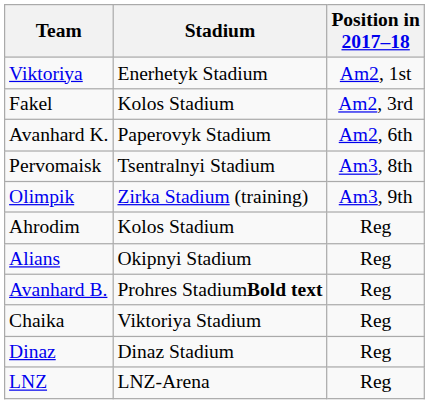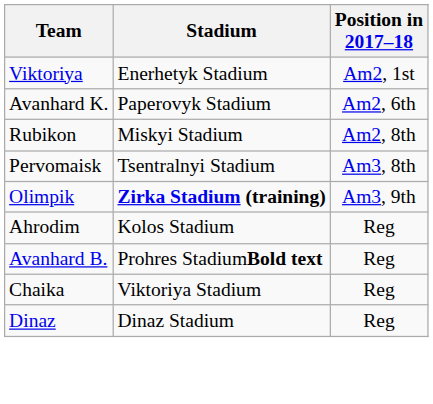- row: (31, 103)
+ row: (43, 134)
(213, 196) normal -> (222, 196) bold
- row: (35, 258)
- row: (28, 382)
